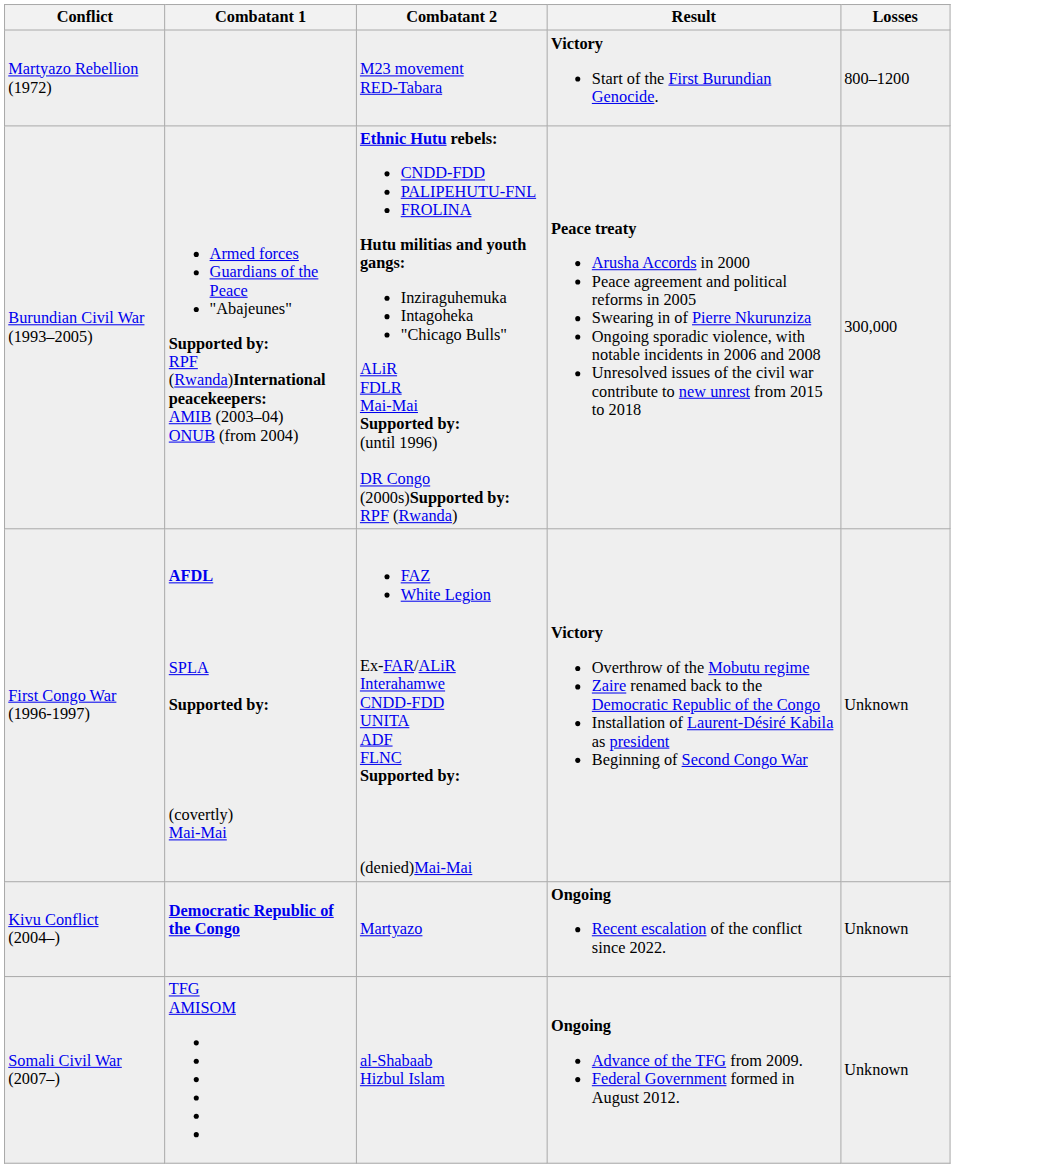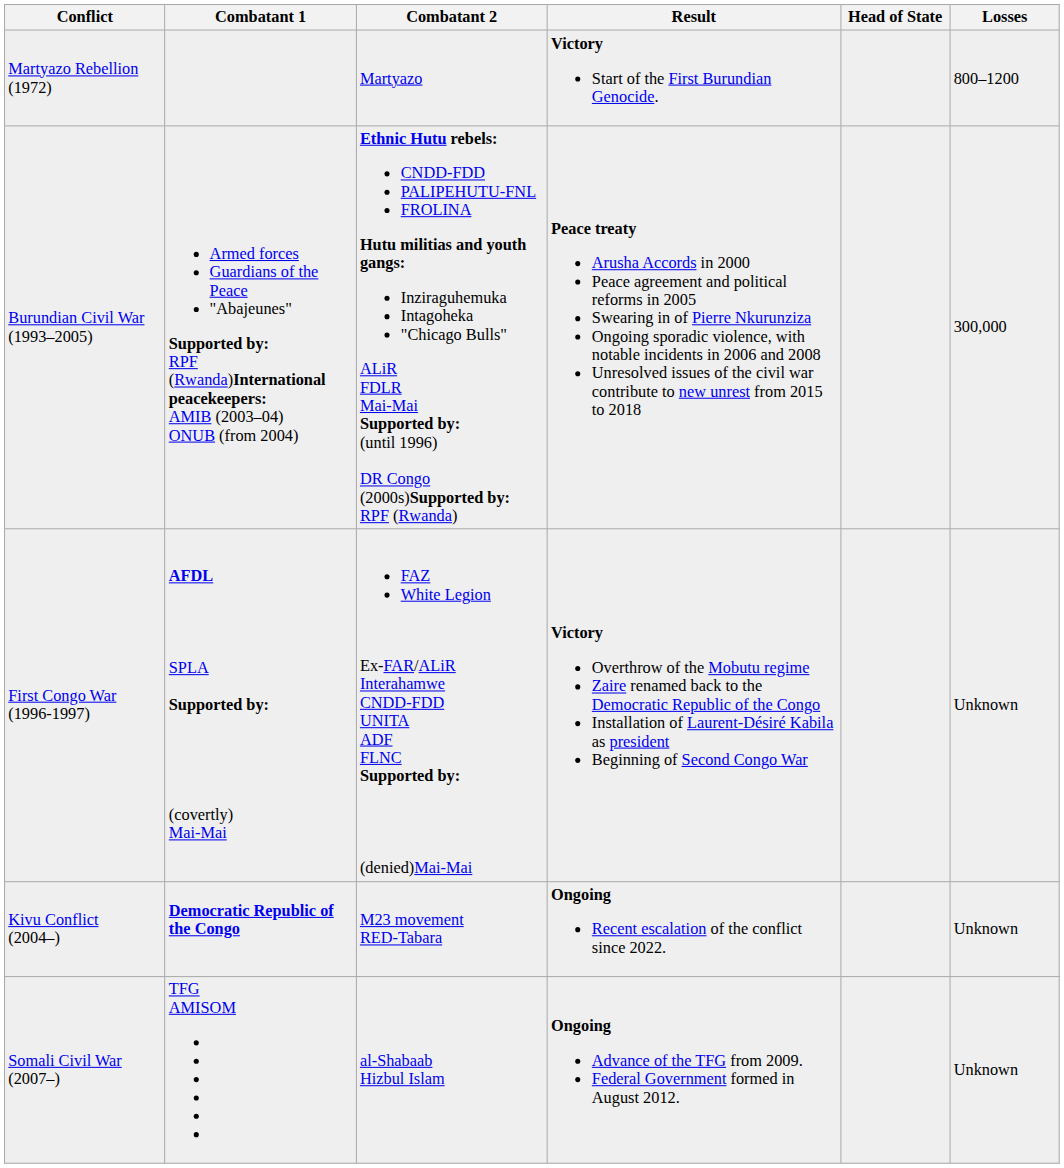+ column: (895, 17)
(412, 78) M23 movement RED-Tabara -> (391, 78) Martyazo
(391, 928) Martyazo -> (412, 928) M23 movement RED-Tabara
